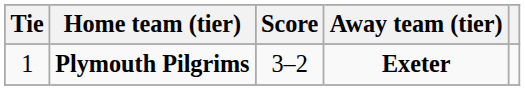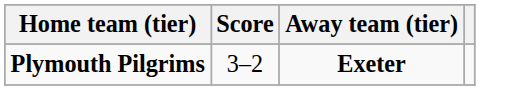- column: (27, 24)
